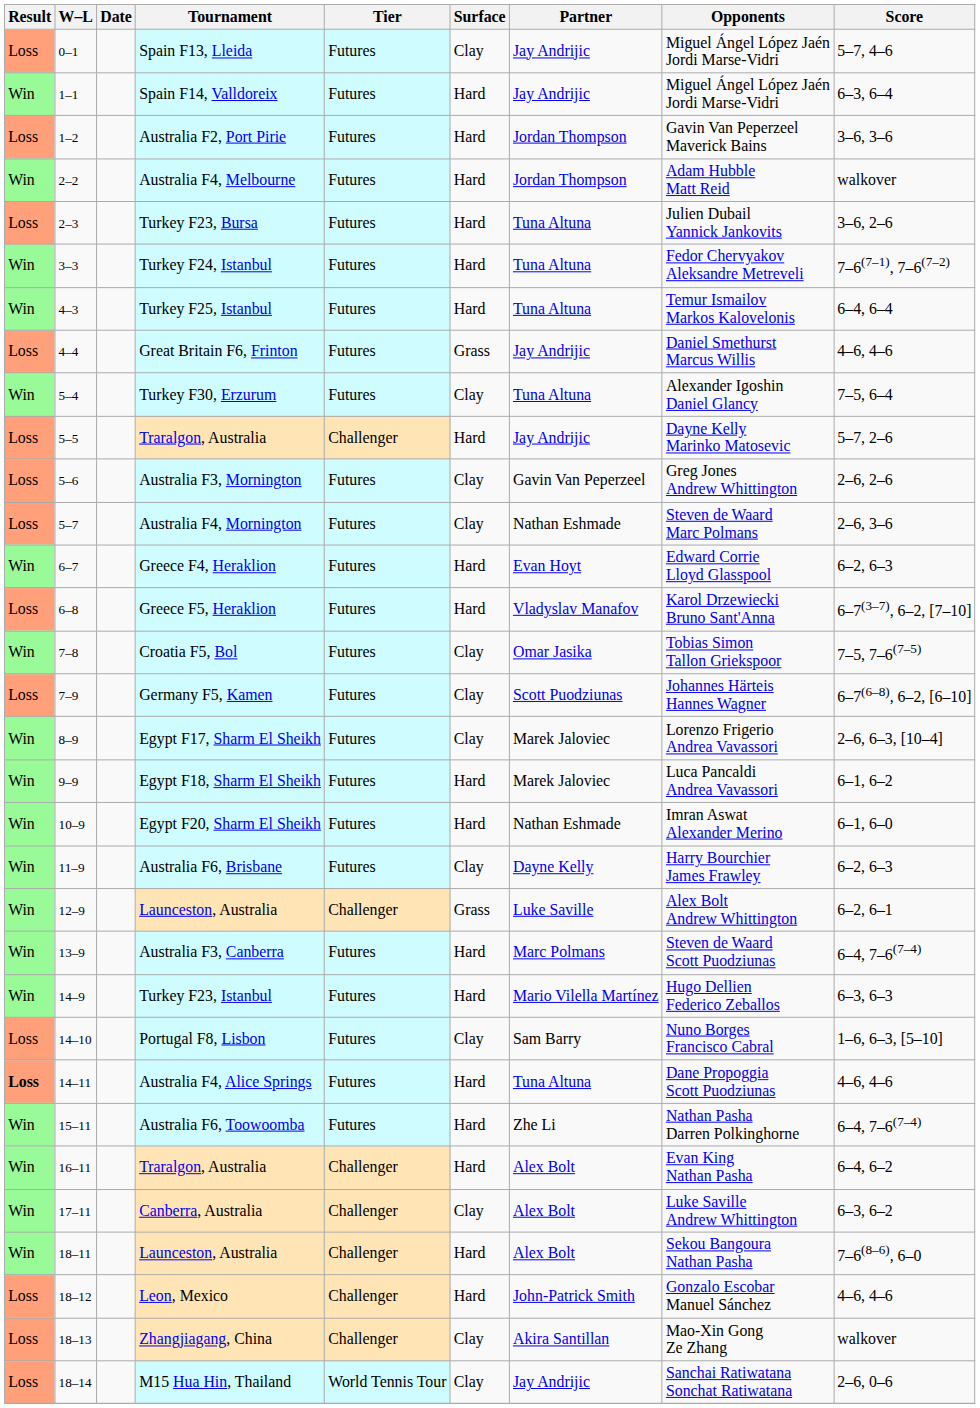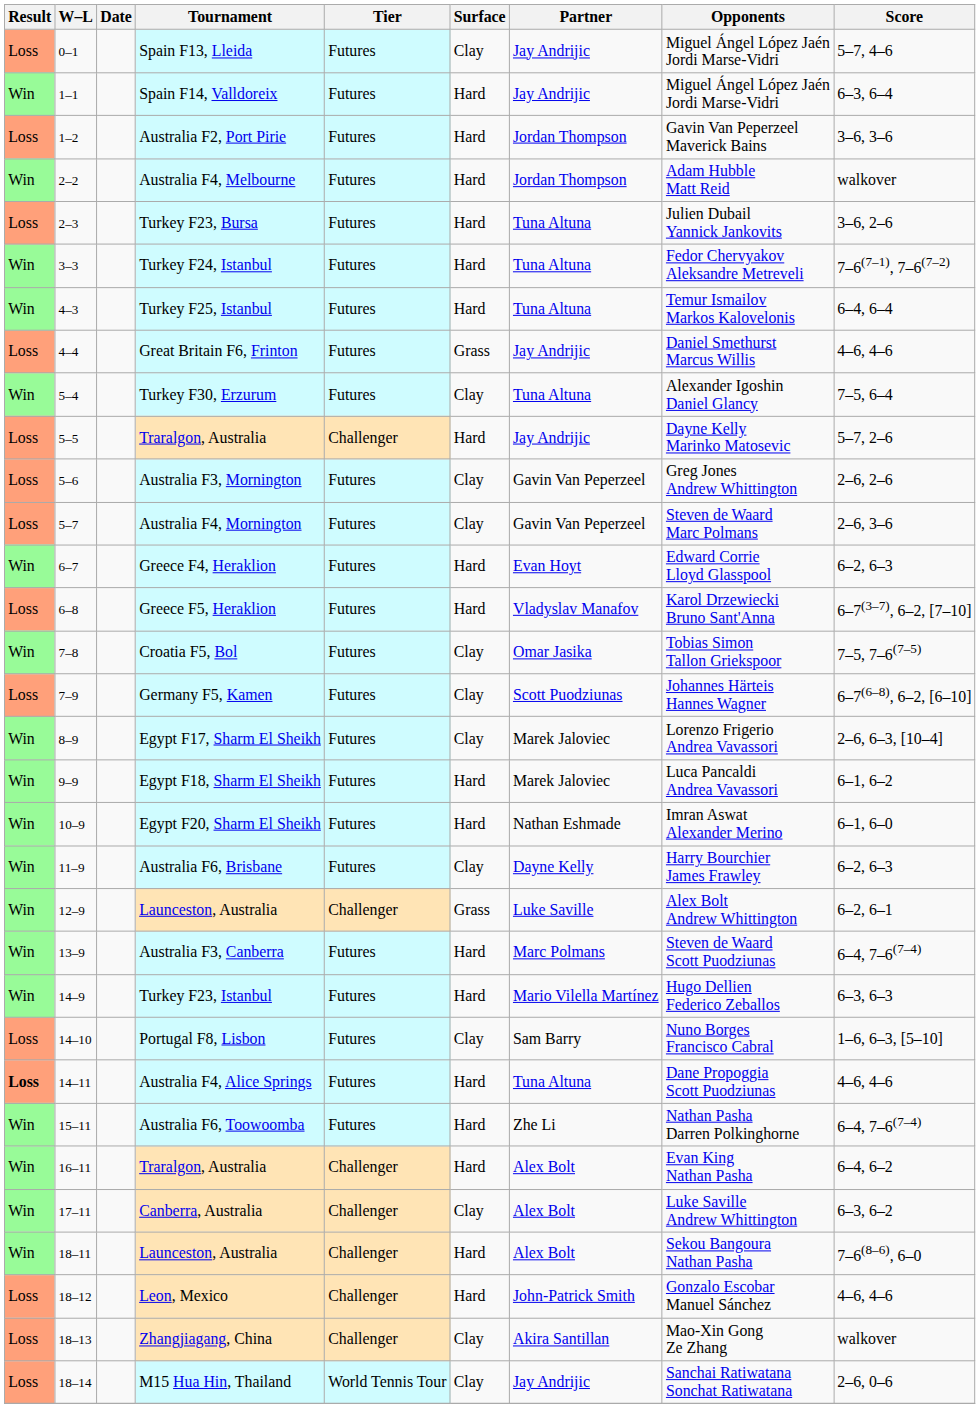(567, 523) Nathan Eshmade -> (579, 523) Gavin Van Peperzeel
